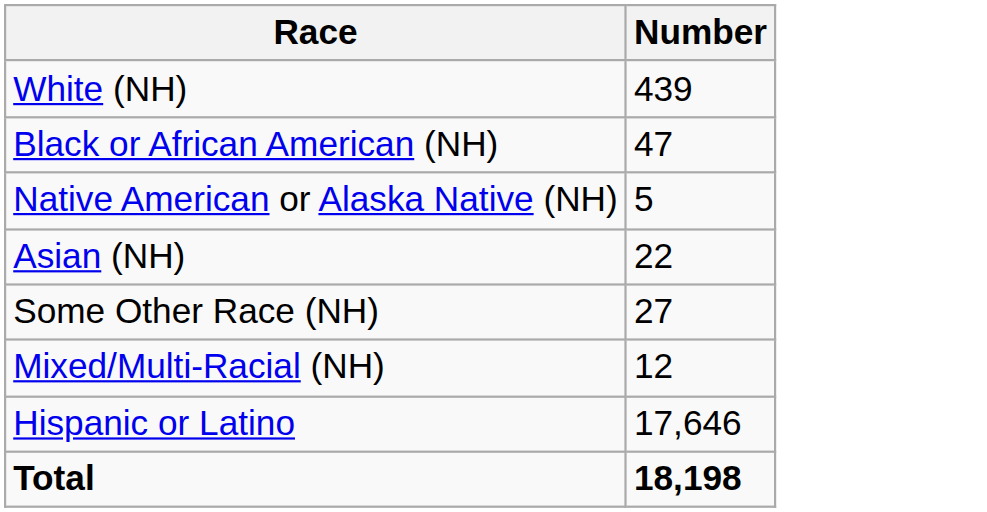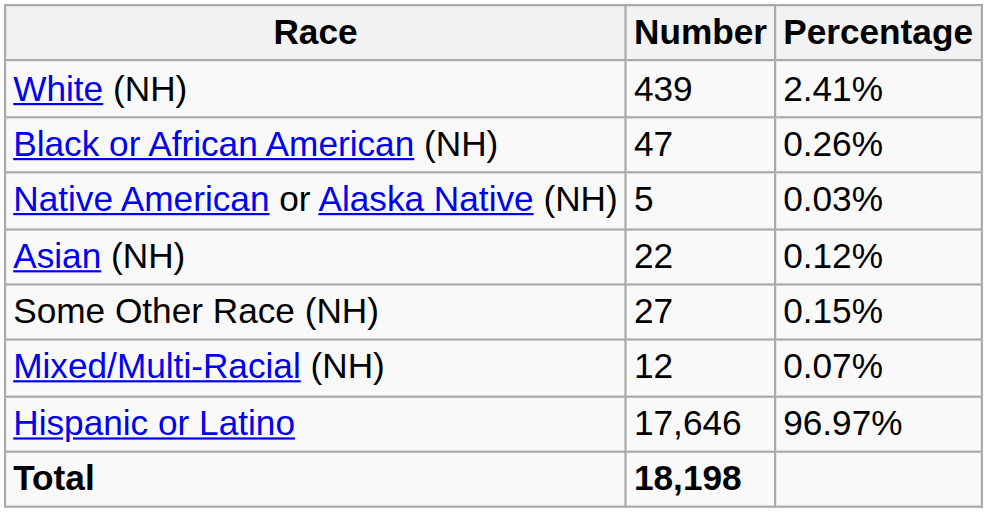+ column: (878, 32)
